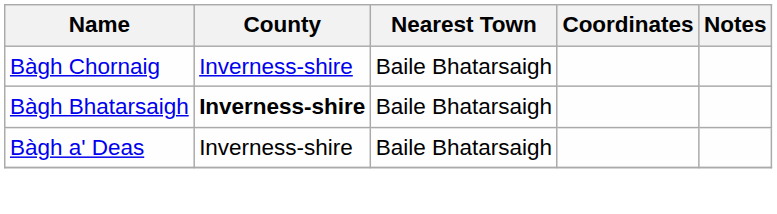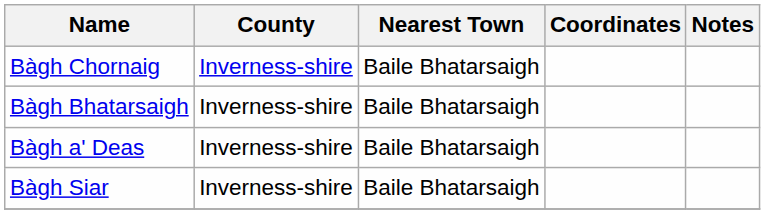(282, 106) bold -> (276, 106) normal
+ row: (59, 187)
